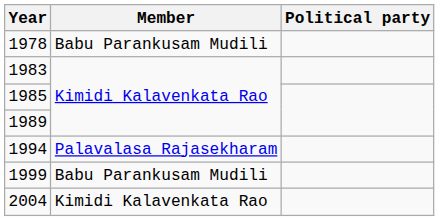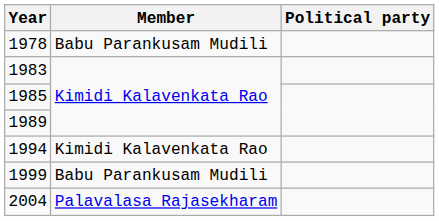(166, 149) Palavalasa Rajasekharam -> (161, 149) Kimidi Kalavenkata Rao
(161, 202) Kimidi Kalavenkata Rao -> (166, 202) Palavalasa Rajasekharam
